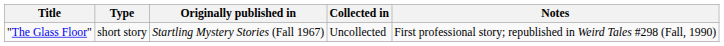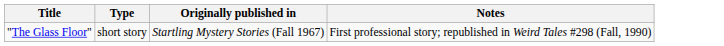- column: (359, 13)
